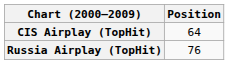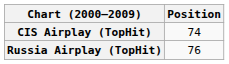(194, 32) 64 -> (194, 32) 74
